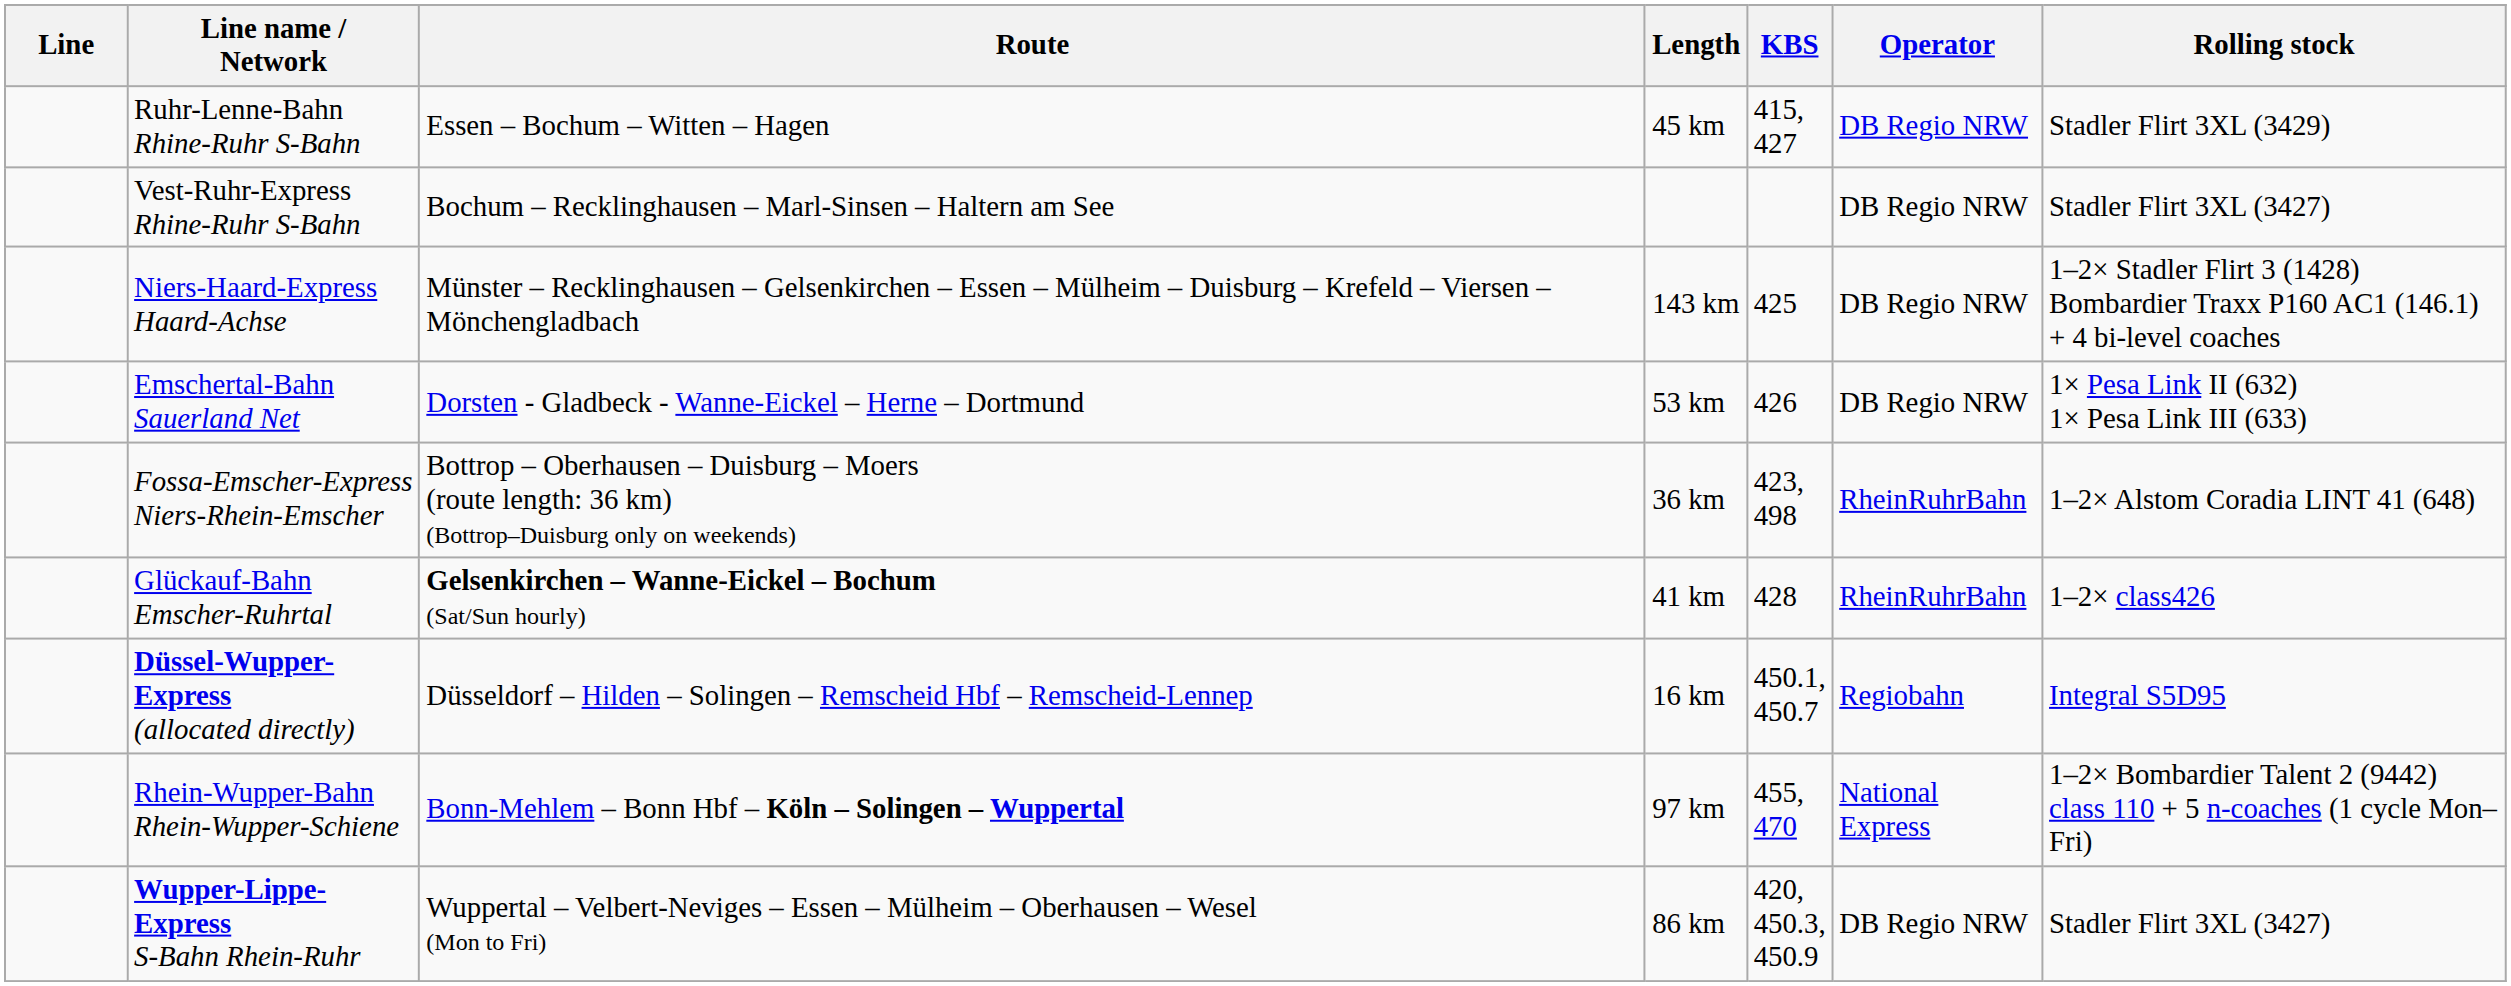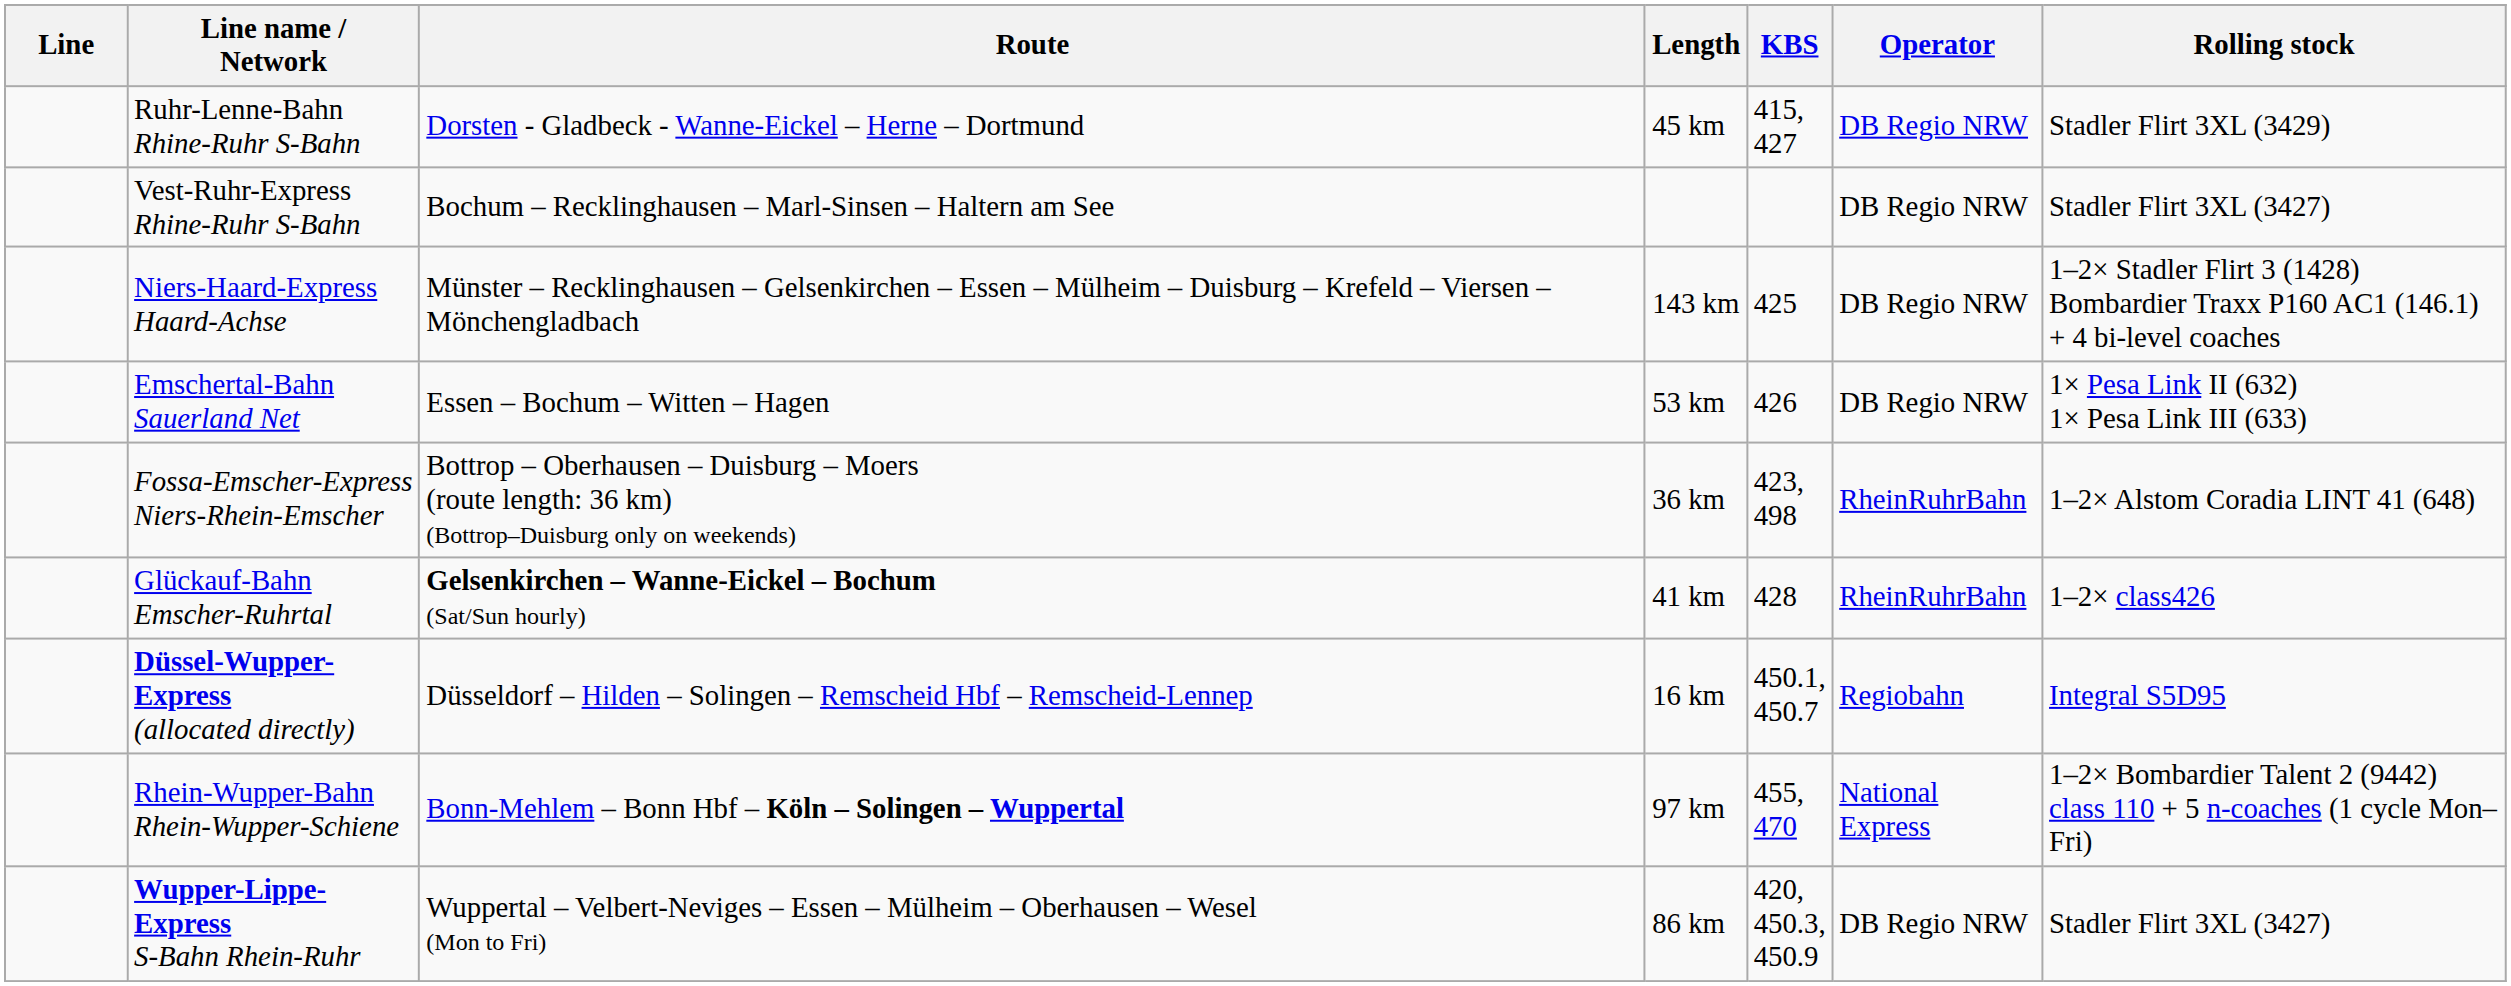(628, 125) Essen – Bochum – Witten – Hagen -> (755, 125) Dorsten - Gladbeck - Wanne-Eickel – Herne – Dortmund
(755, 401) Dorsten - Gladbeck - Wanne-Eickel – Herne – Dortmund -> (628, 401) Essen – Bochum – Witten – Hagen
